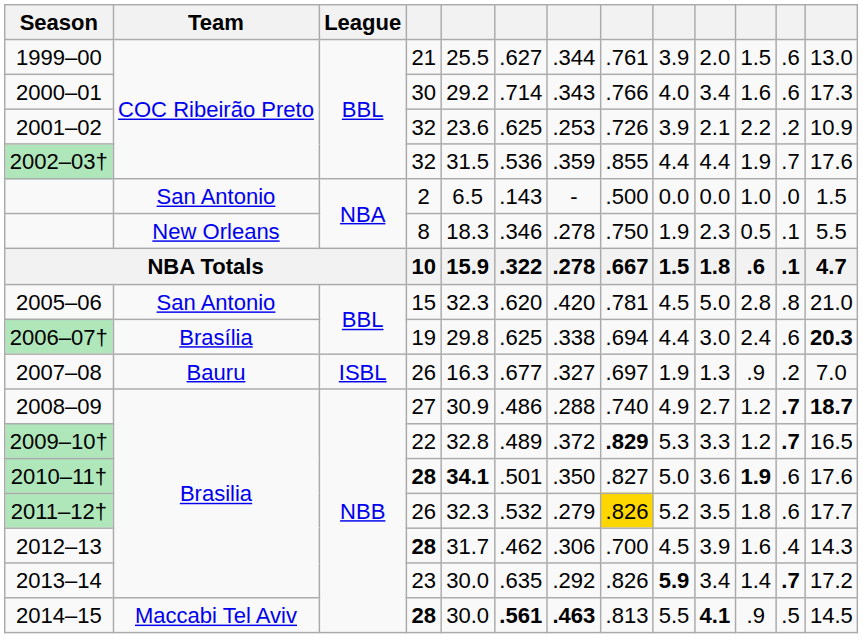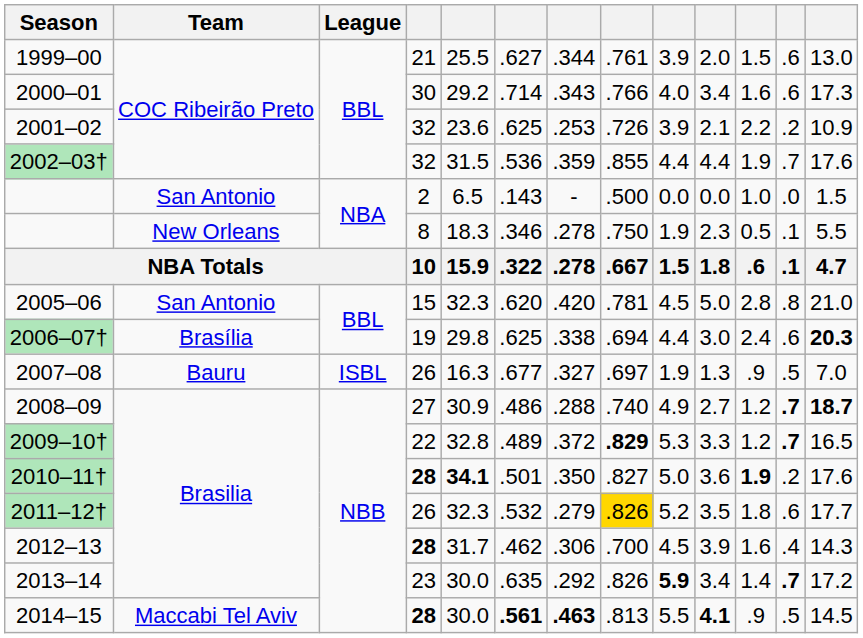(790, 371) .2 -> (790, 371) .5
(790, 476) .6 -> (790, 476) .2
